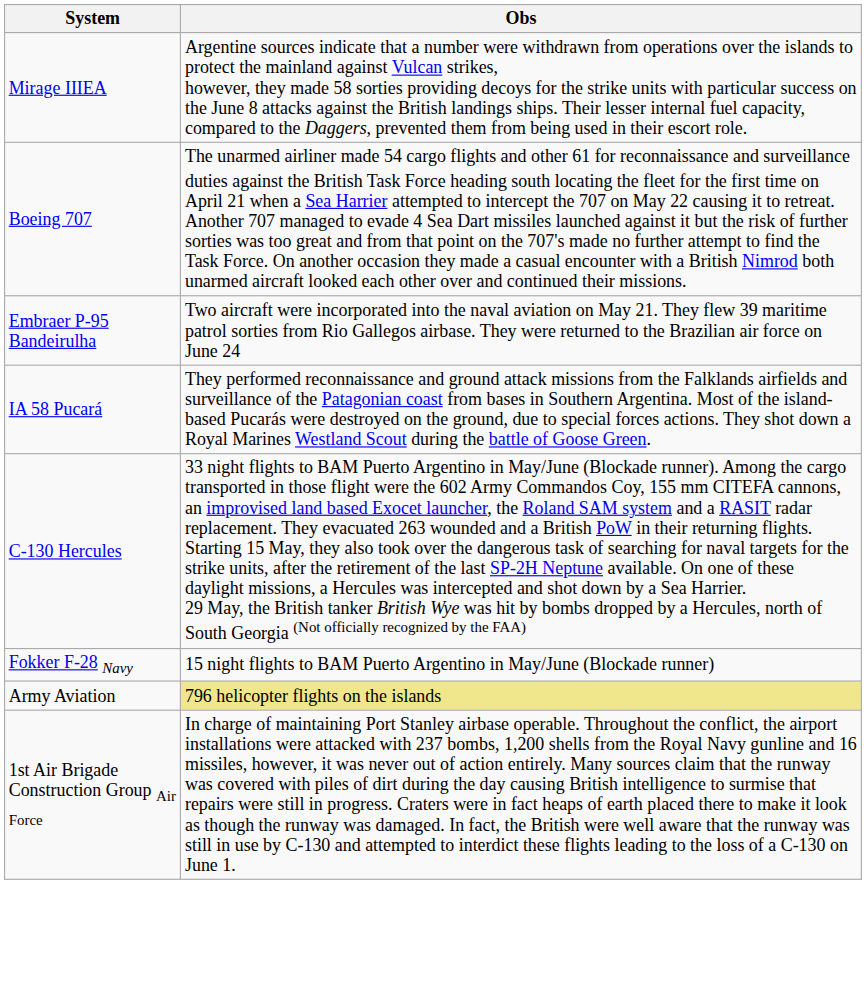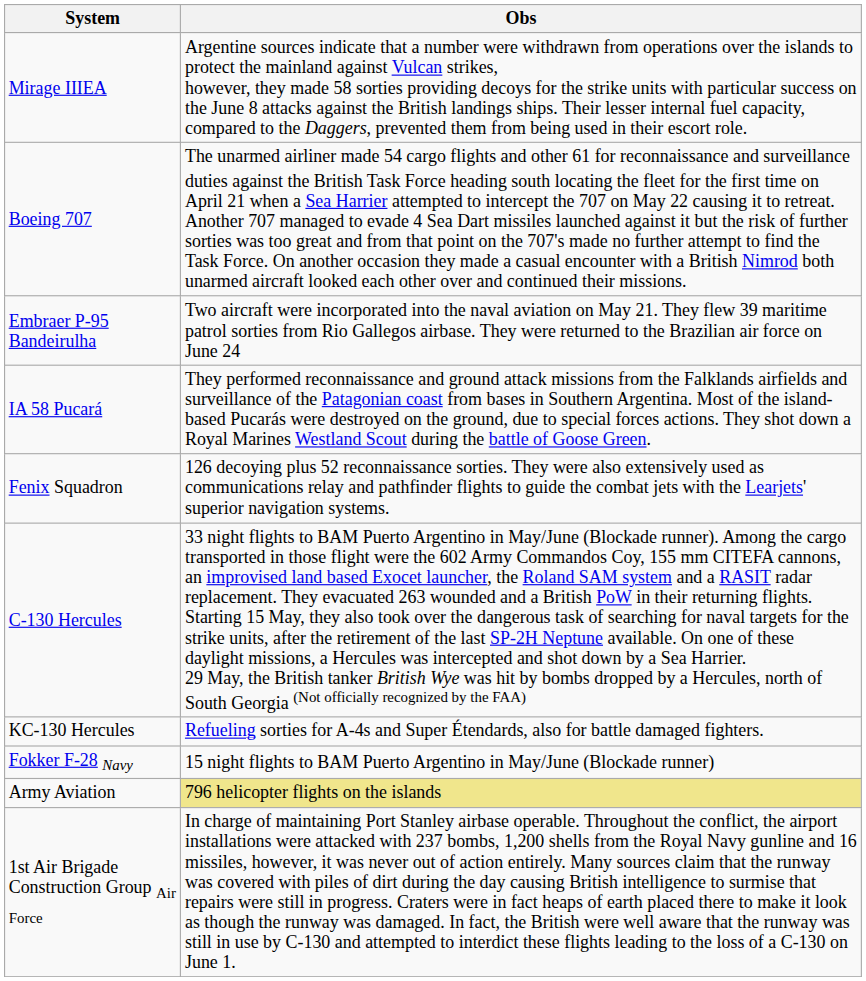+ row: (66, 488)
+ row: (72, 731)
